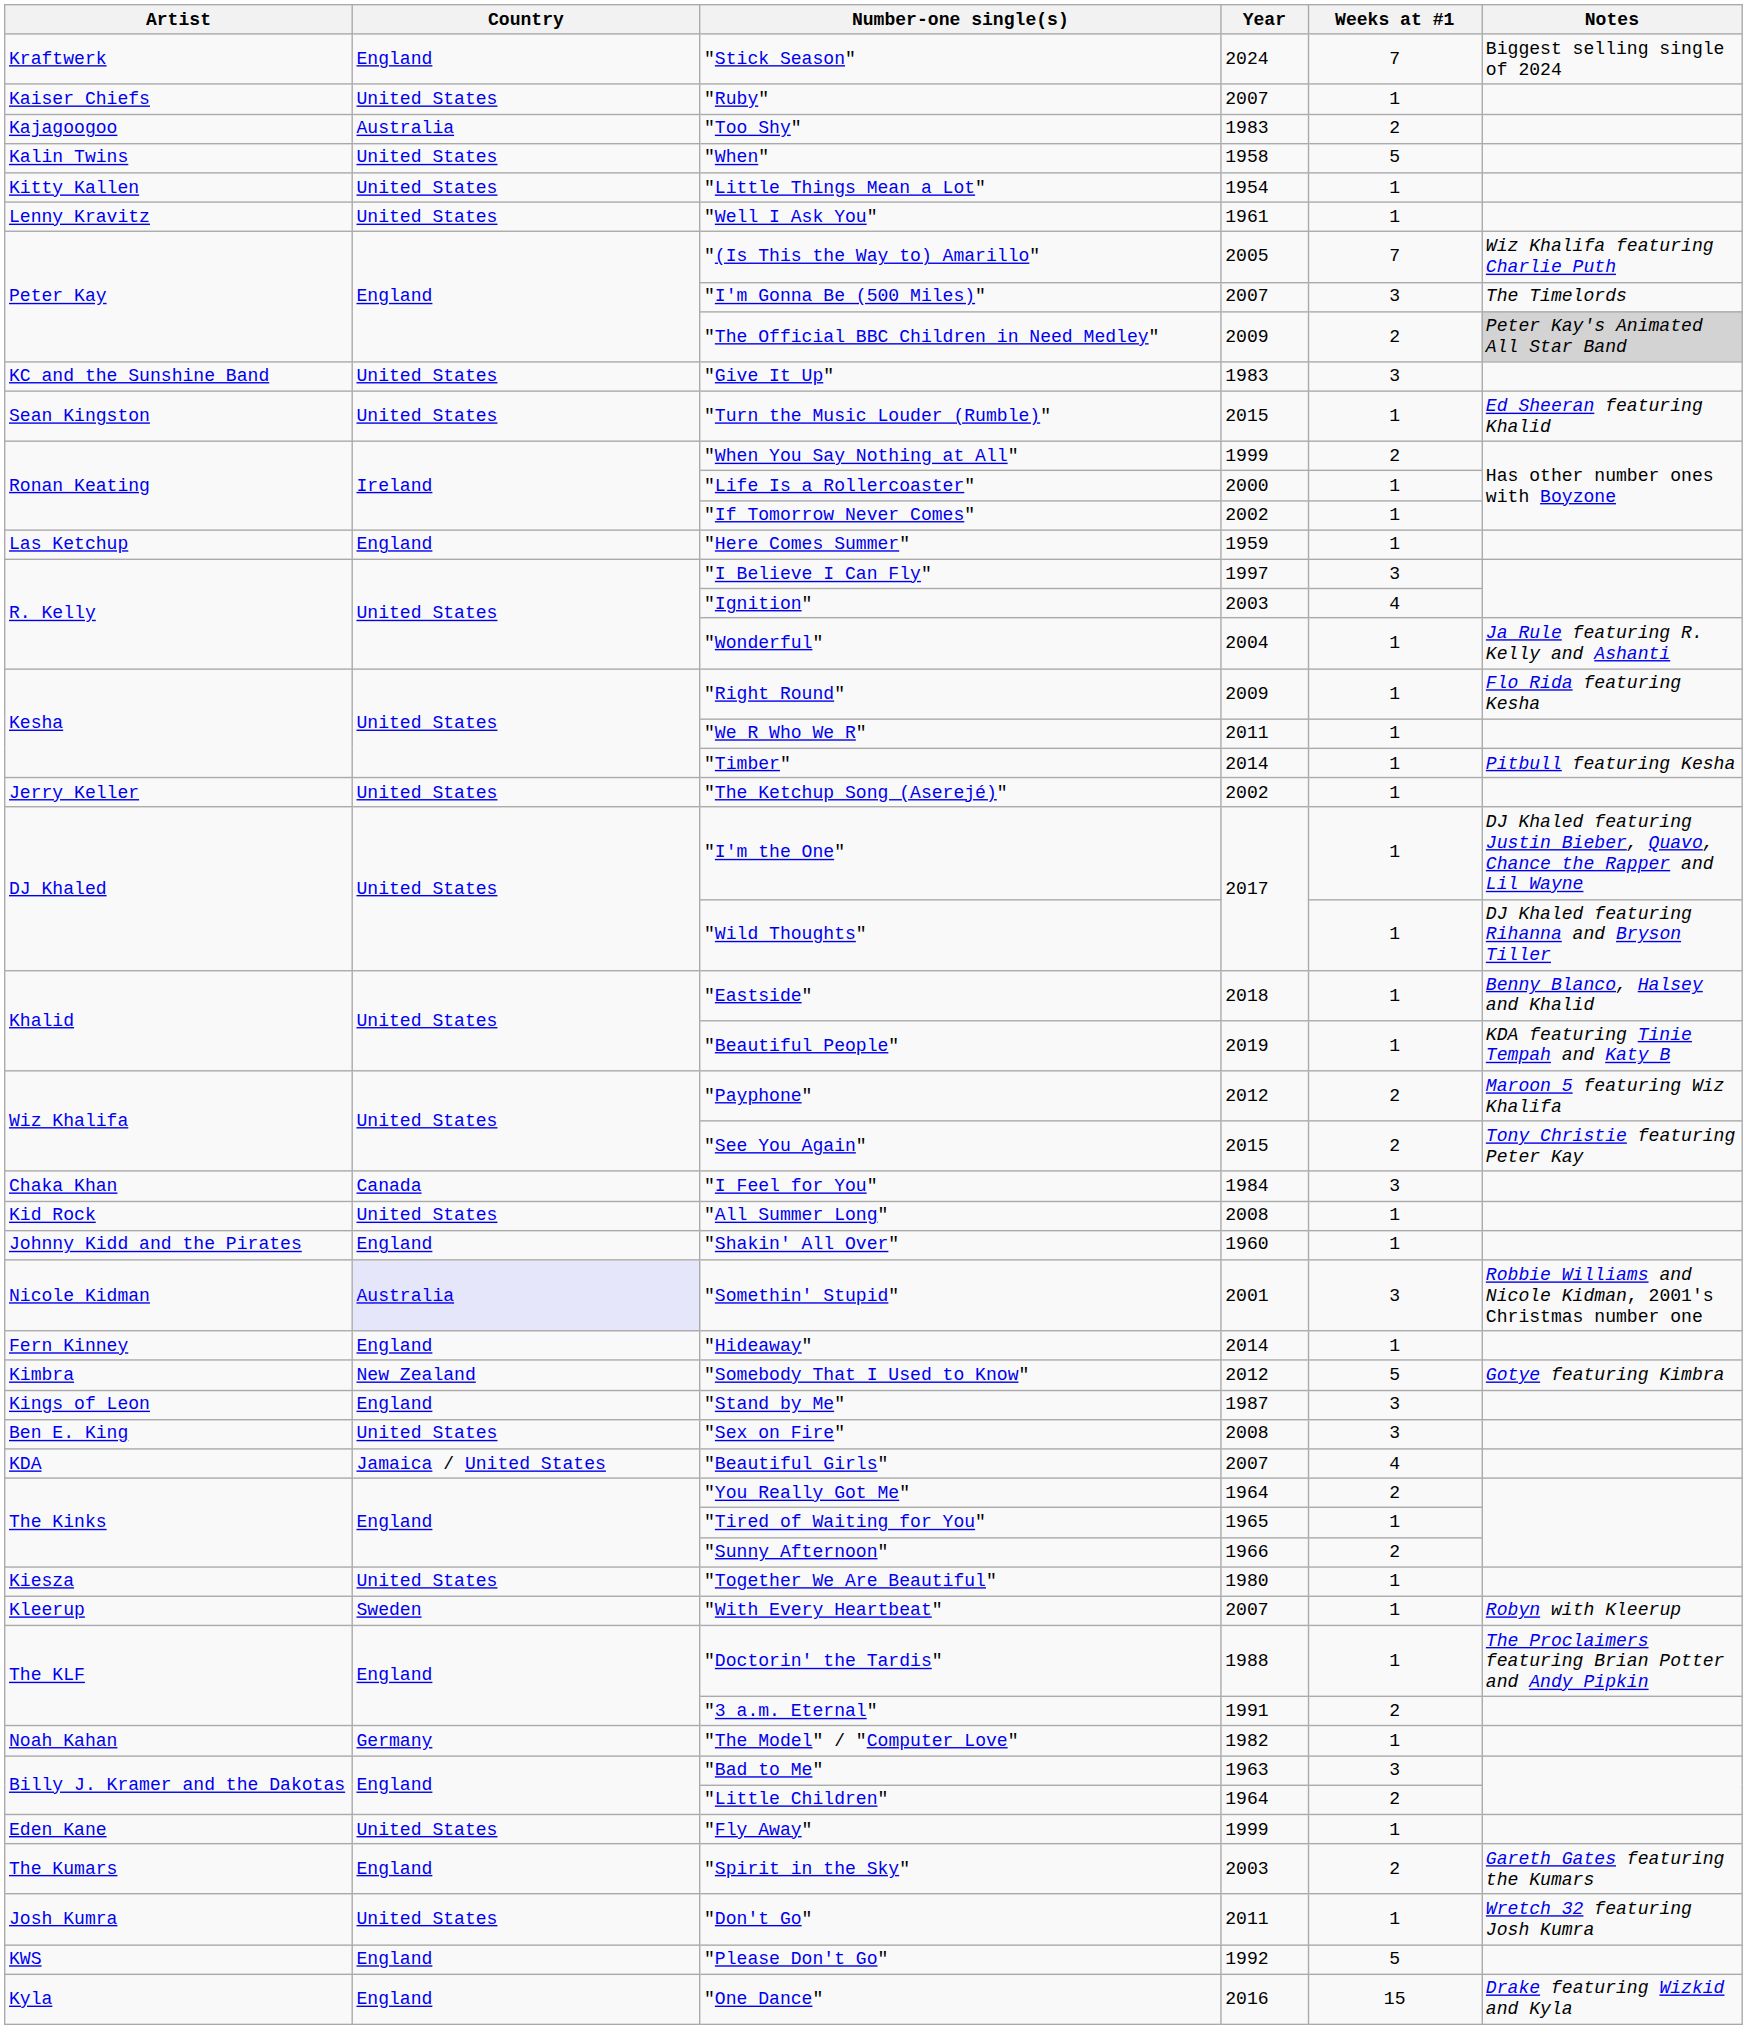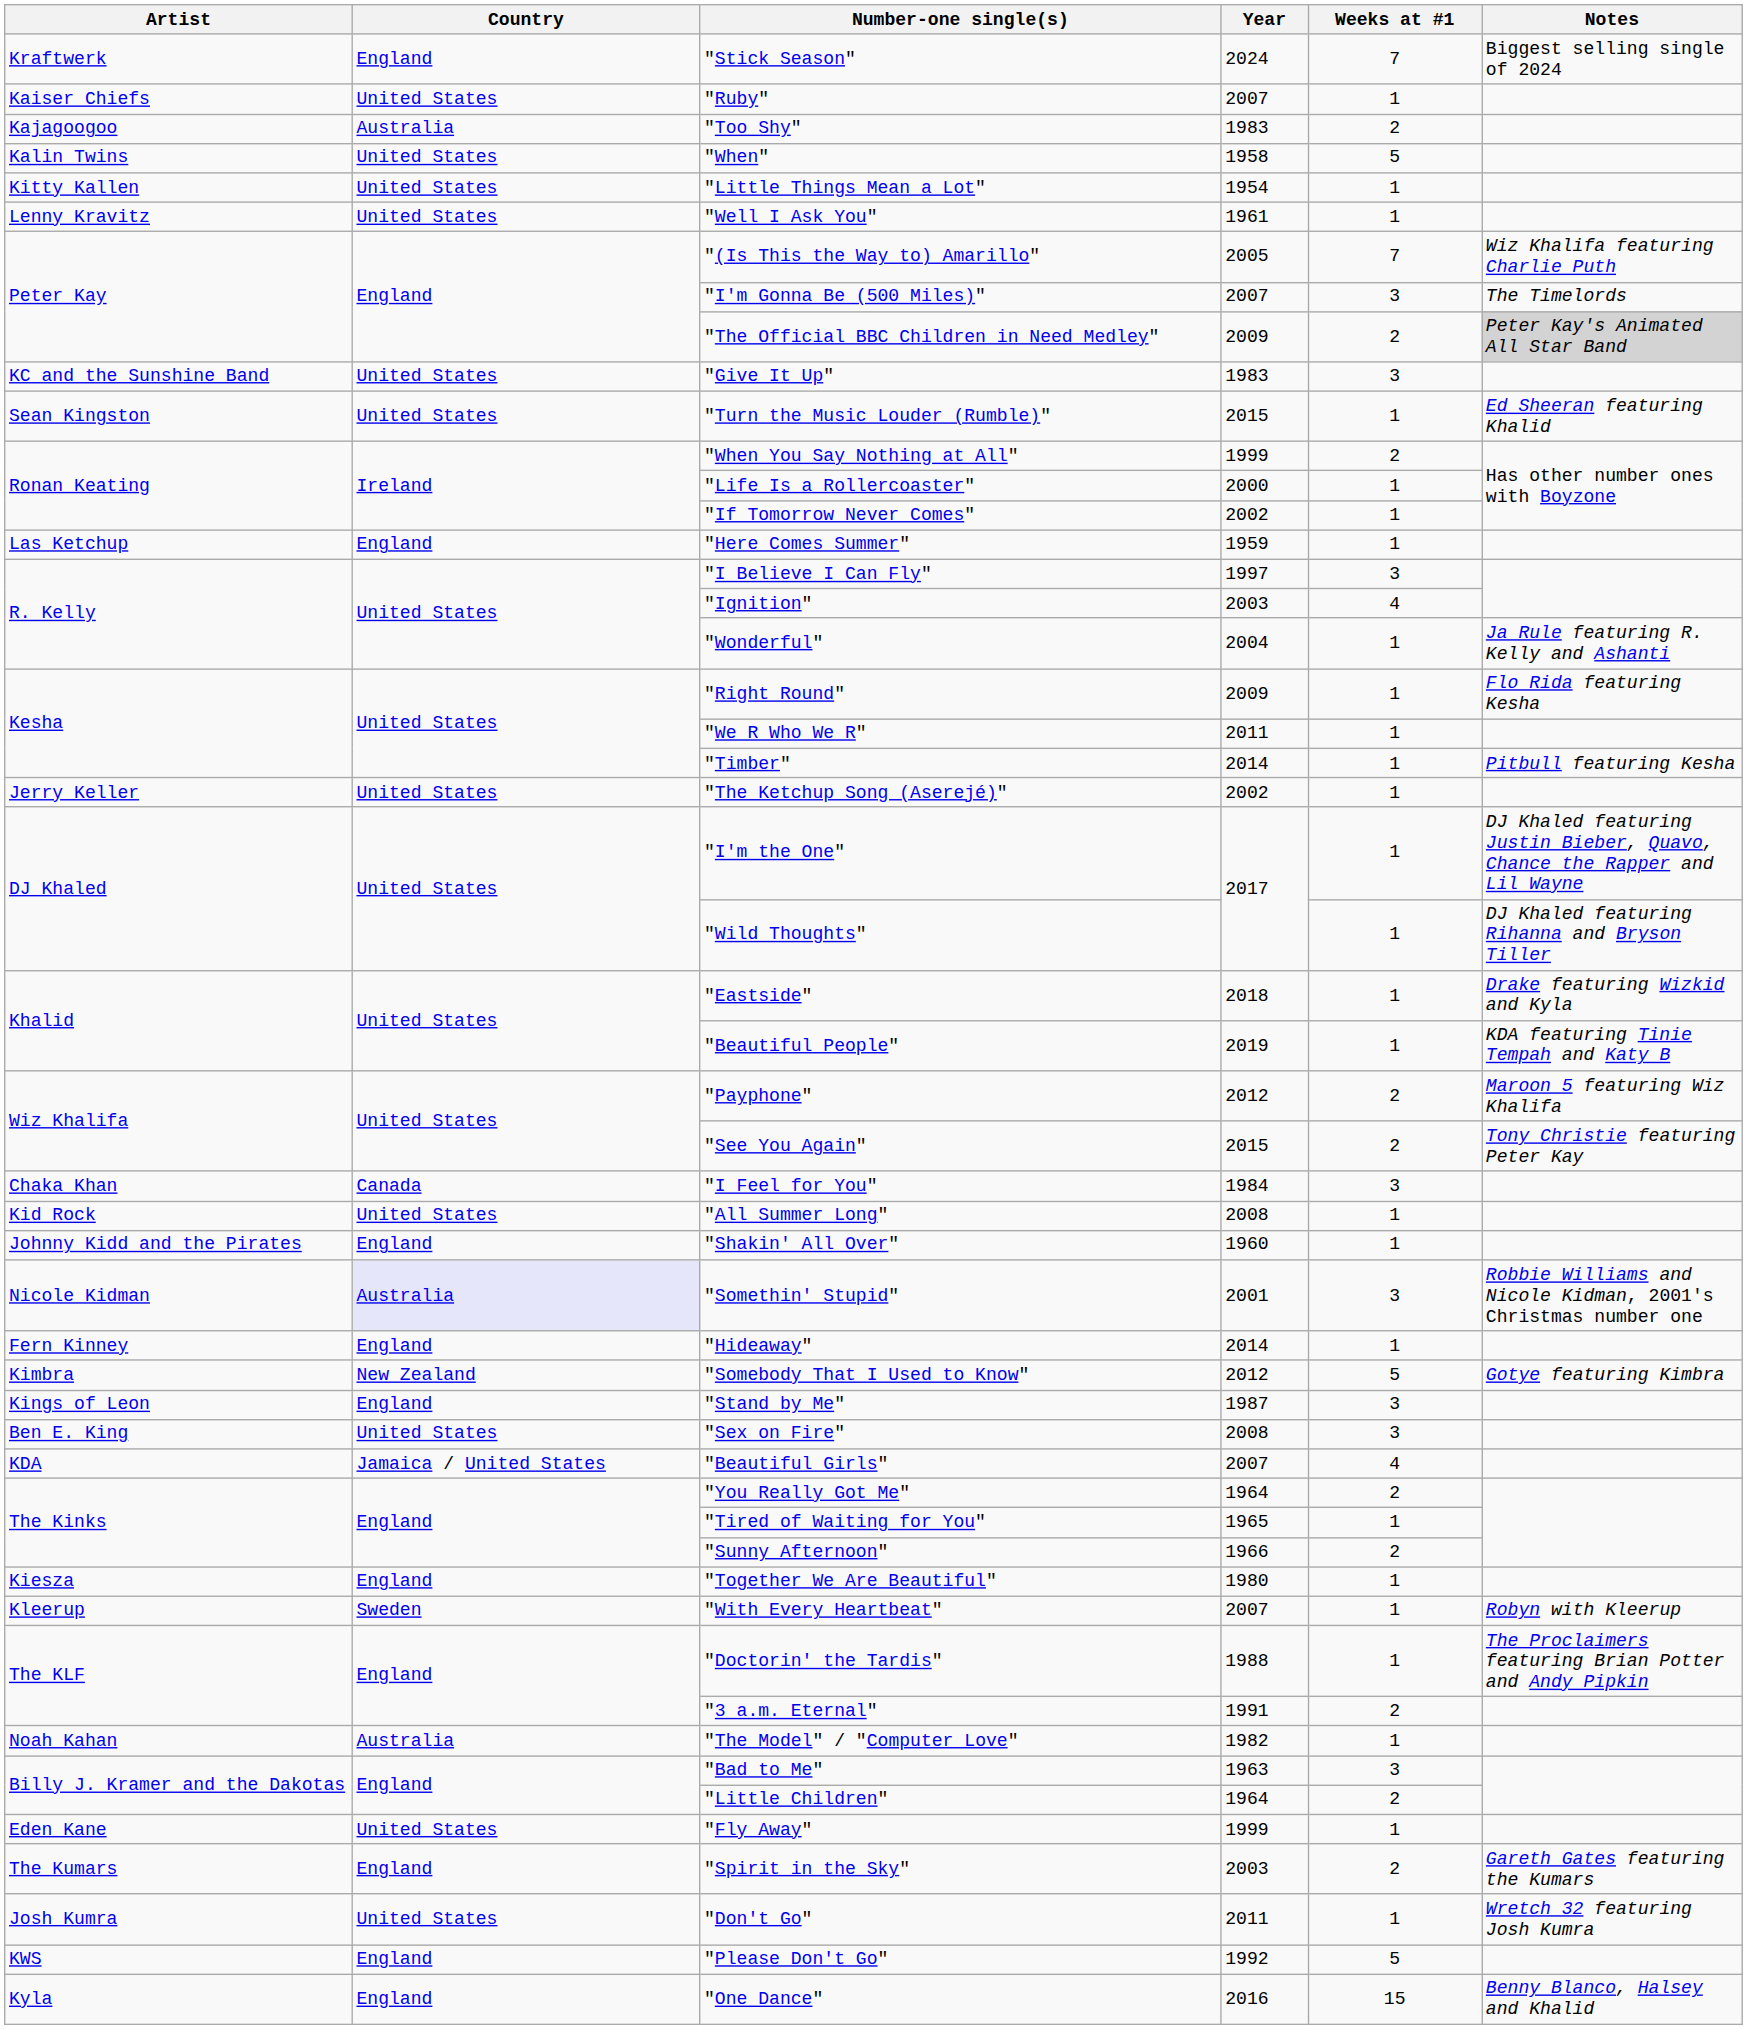(1594, 995) Benny Blanco, Halsey and Khalid -> (1605, 995) Drake featuring Wizkid and Kyla
(427, 1581) United States -> (394, 1581) England
(394, 1741) Germany -> (405, 1741) Australia
(1605, 1999) Drake featuring Wizkid and Kyla -> (1594, 1999) Benny Blanco, Halsey and Khalid
